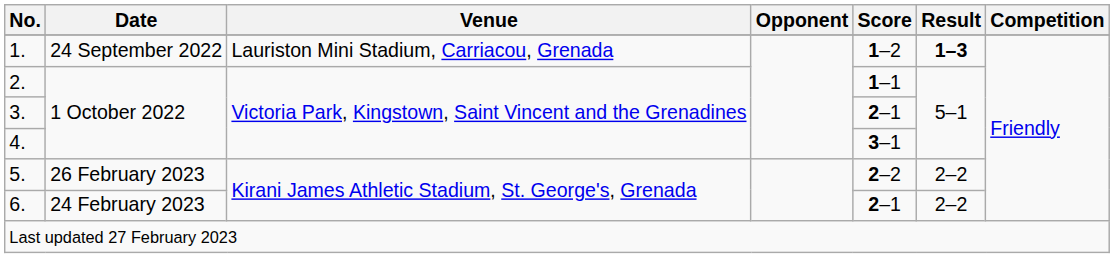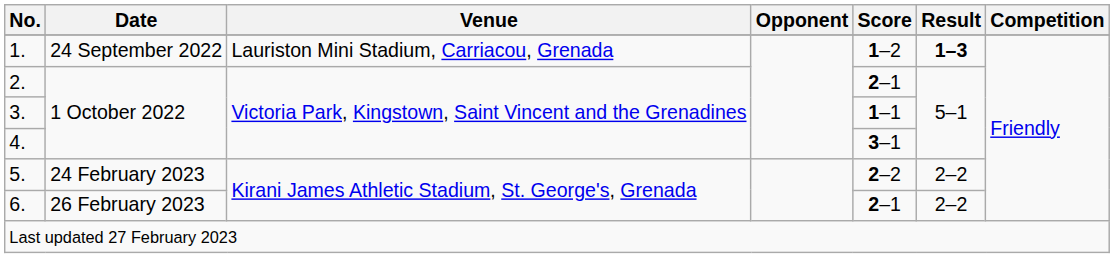(885, 81) 1–1 -> (885, 81) 2–1
(885, 112) 2–1 -> (885, 112) 1–1
(127, 174) 26 February 2023 -> (127, 174) 24 February 2023
(127, 205) 24 February 2023 -> (127, 205) 26 February 2023
